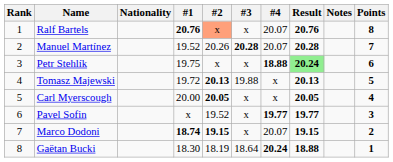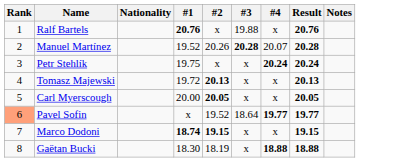- column: (371, 13)
(217, 30) lightsalmon background -> (217, 30) no background
(246, 30) x -> (246, 30) 19.88
(275, 30) 20.07 -> (275, 30) x
(275, 64) 18.88 -> (275, 64) 20.24
(307, 64) lightgreen background -> (307, 64) no background
(246, 81) 19.88 -> (246, 81) x
(19, 115) no background -> (19, 115) lightsalmon background
(246, 115) x -> (246, 115) 18.64
(275, 132) 20.07 -> (275, 132) x
(246, 149) 18.64 -> (246, 149) x
(275, 149) 20.24 -> (275, 149) 18.88
